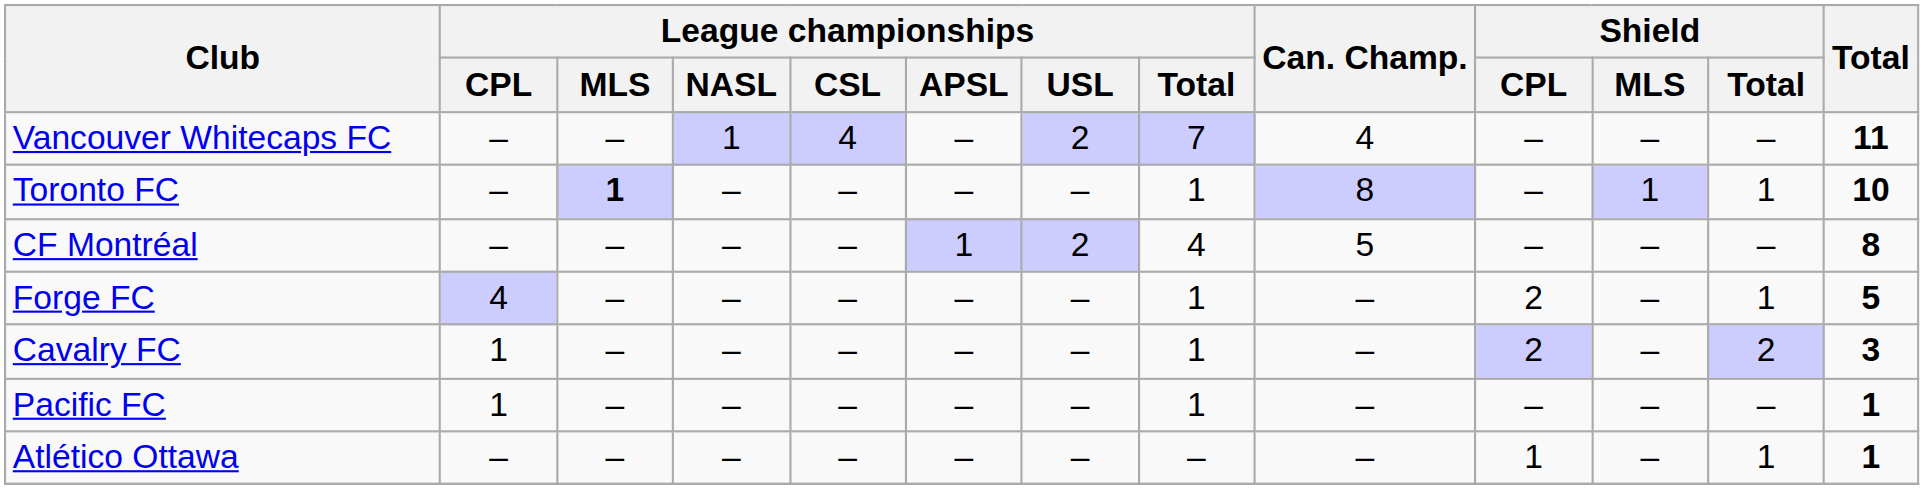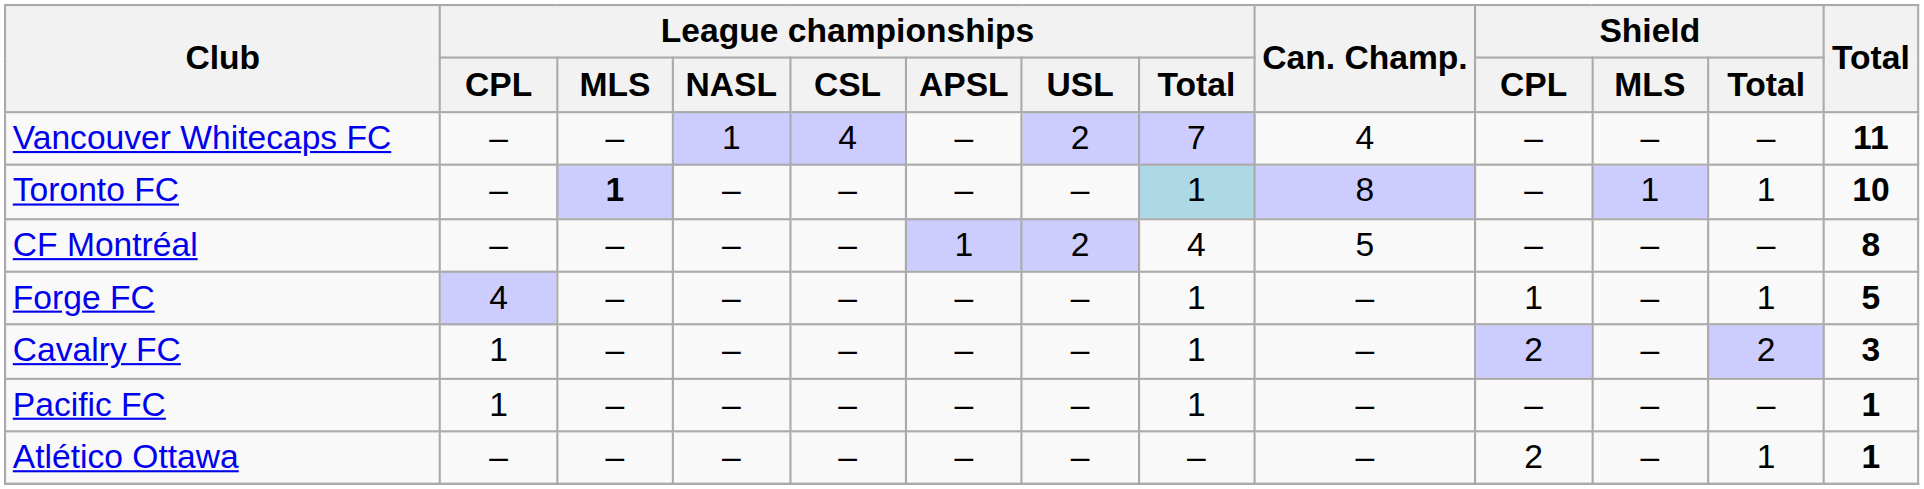(1196, 191) no background -> (1196, 191) lightblue background
(1534, 297) 2 -> (1534, 297) 1
(1534, 457) 1 -> (1534, 457) 2
